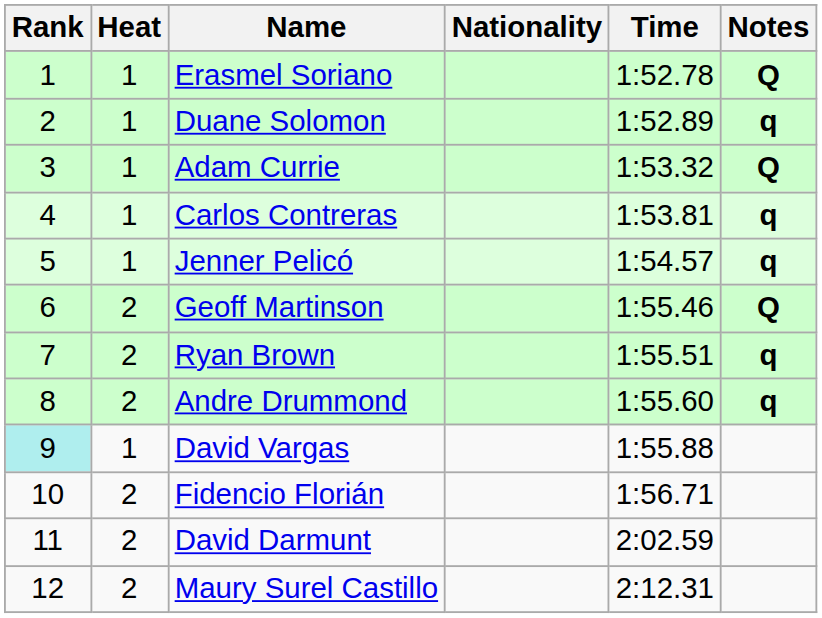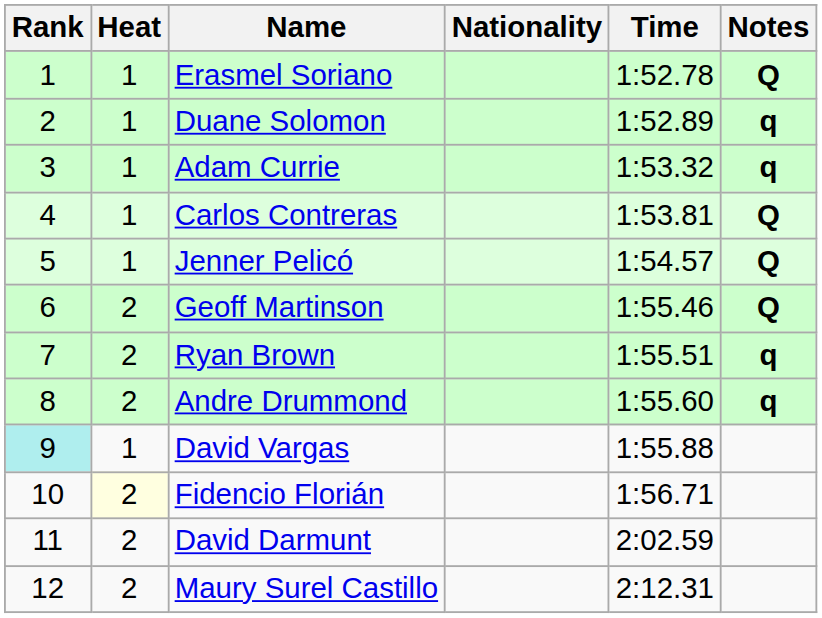(768, 167) Q -> (768, 167) q
(768, 214) q -> (768, 214) Q
(768, 261) q -> (768, 261) Q
(129, 494) no background -> (129, 494) lightyellow background
